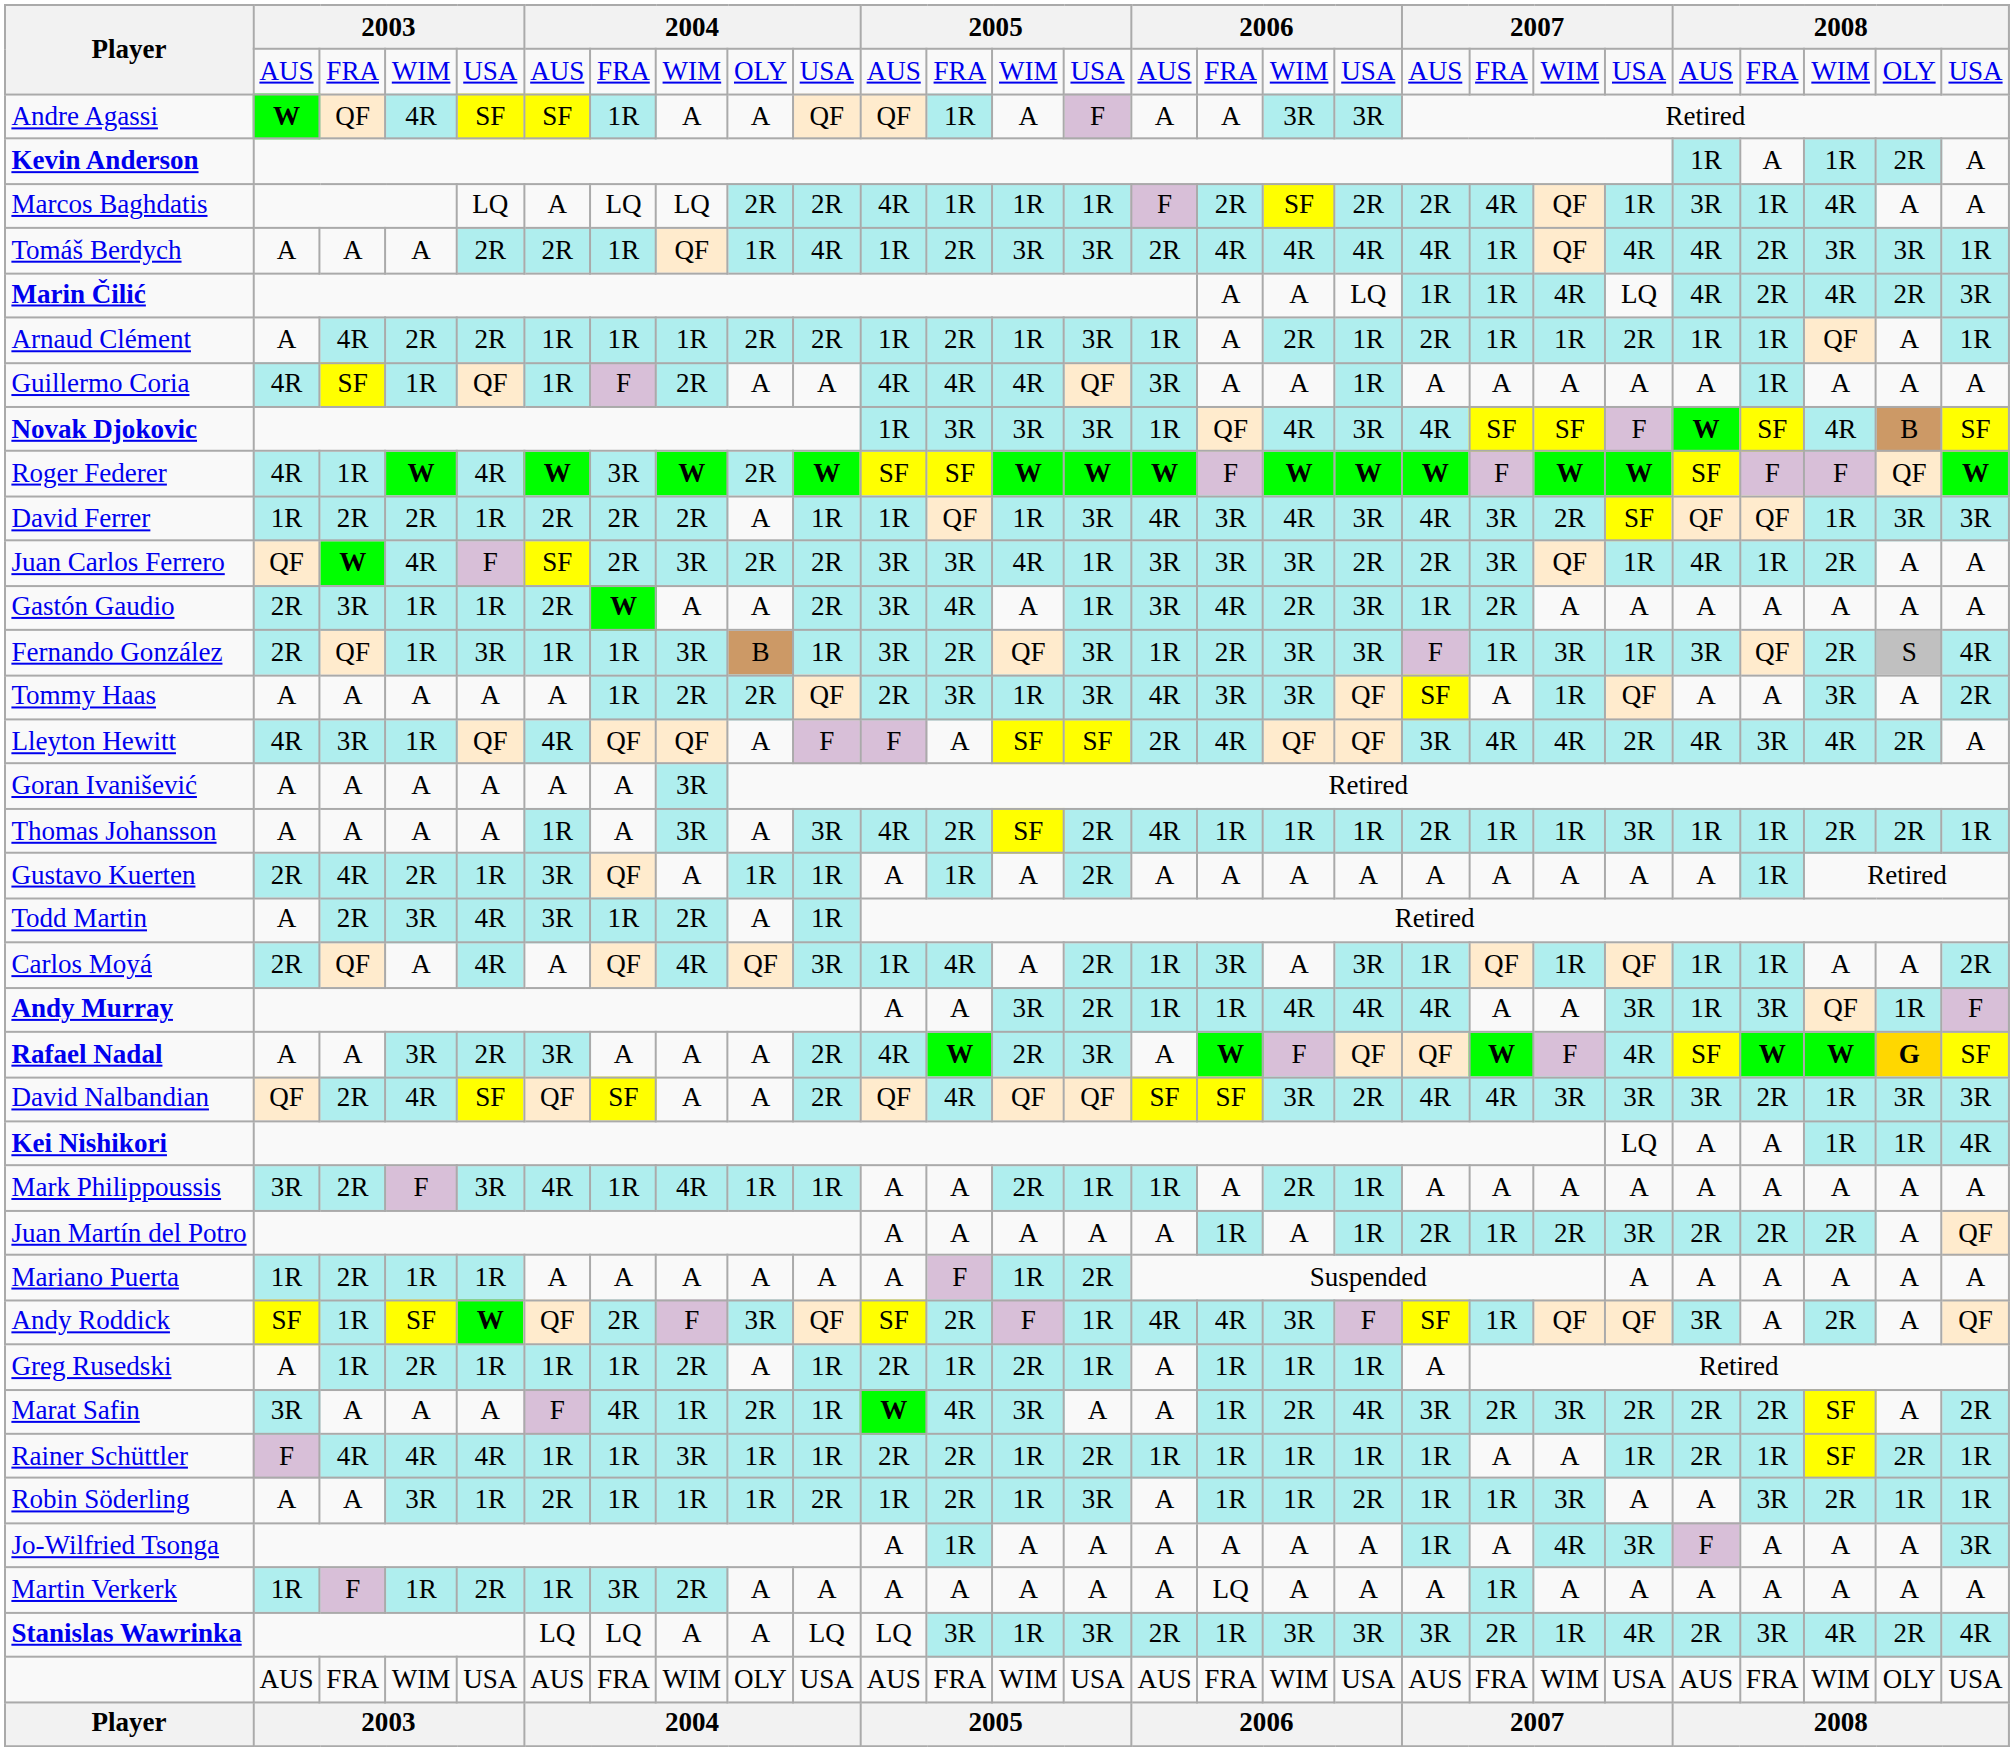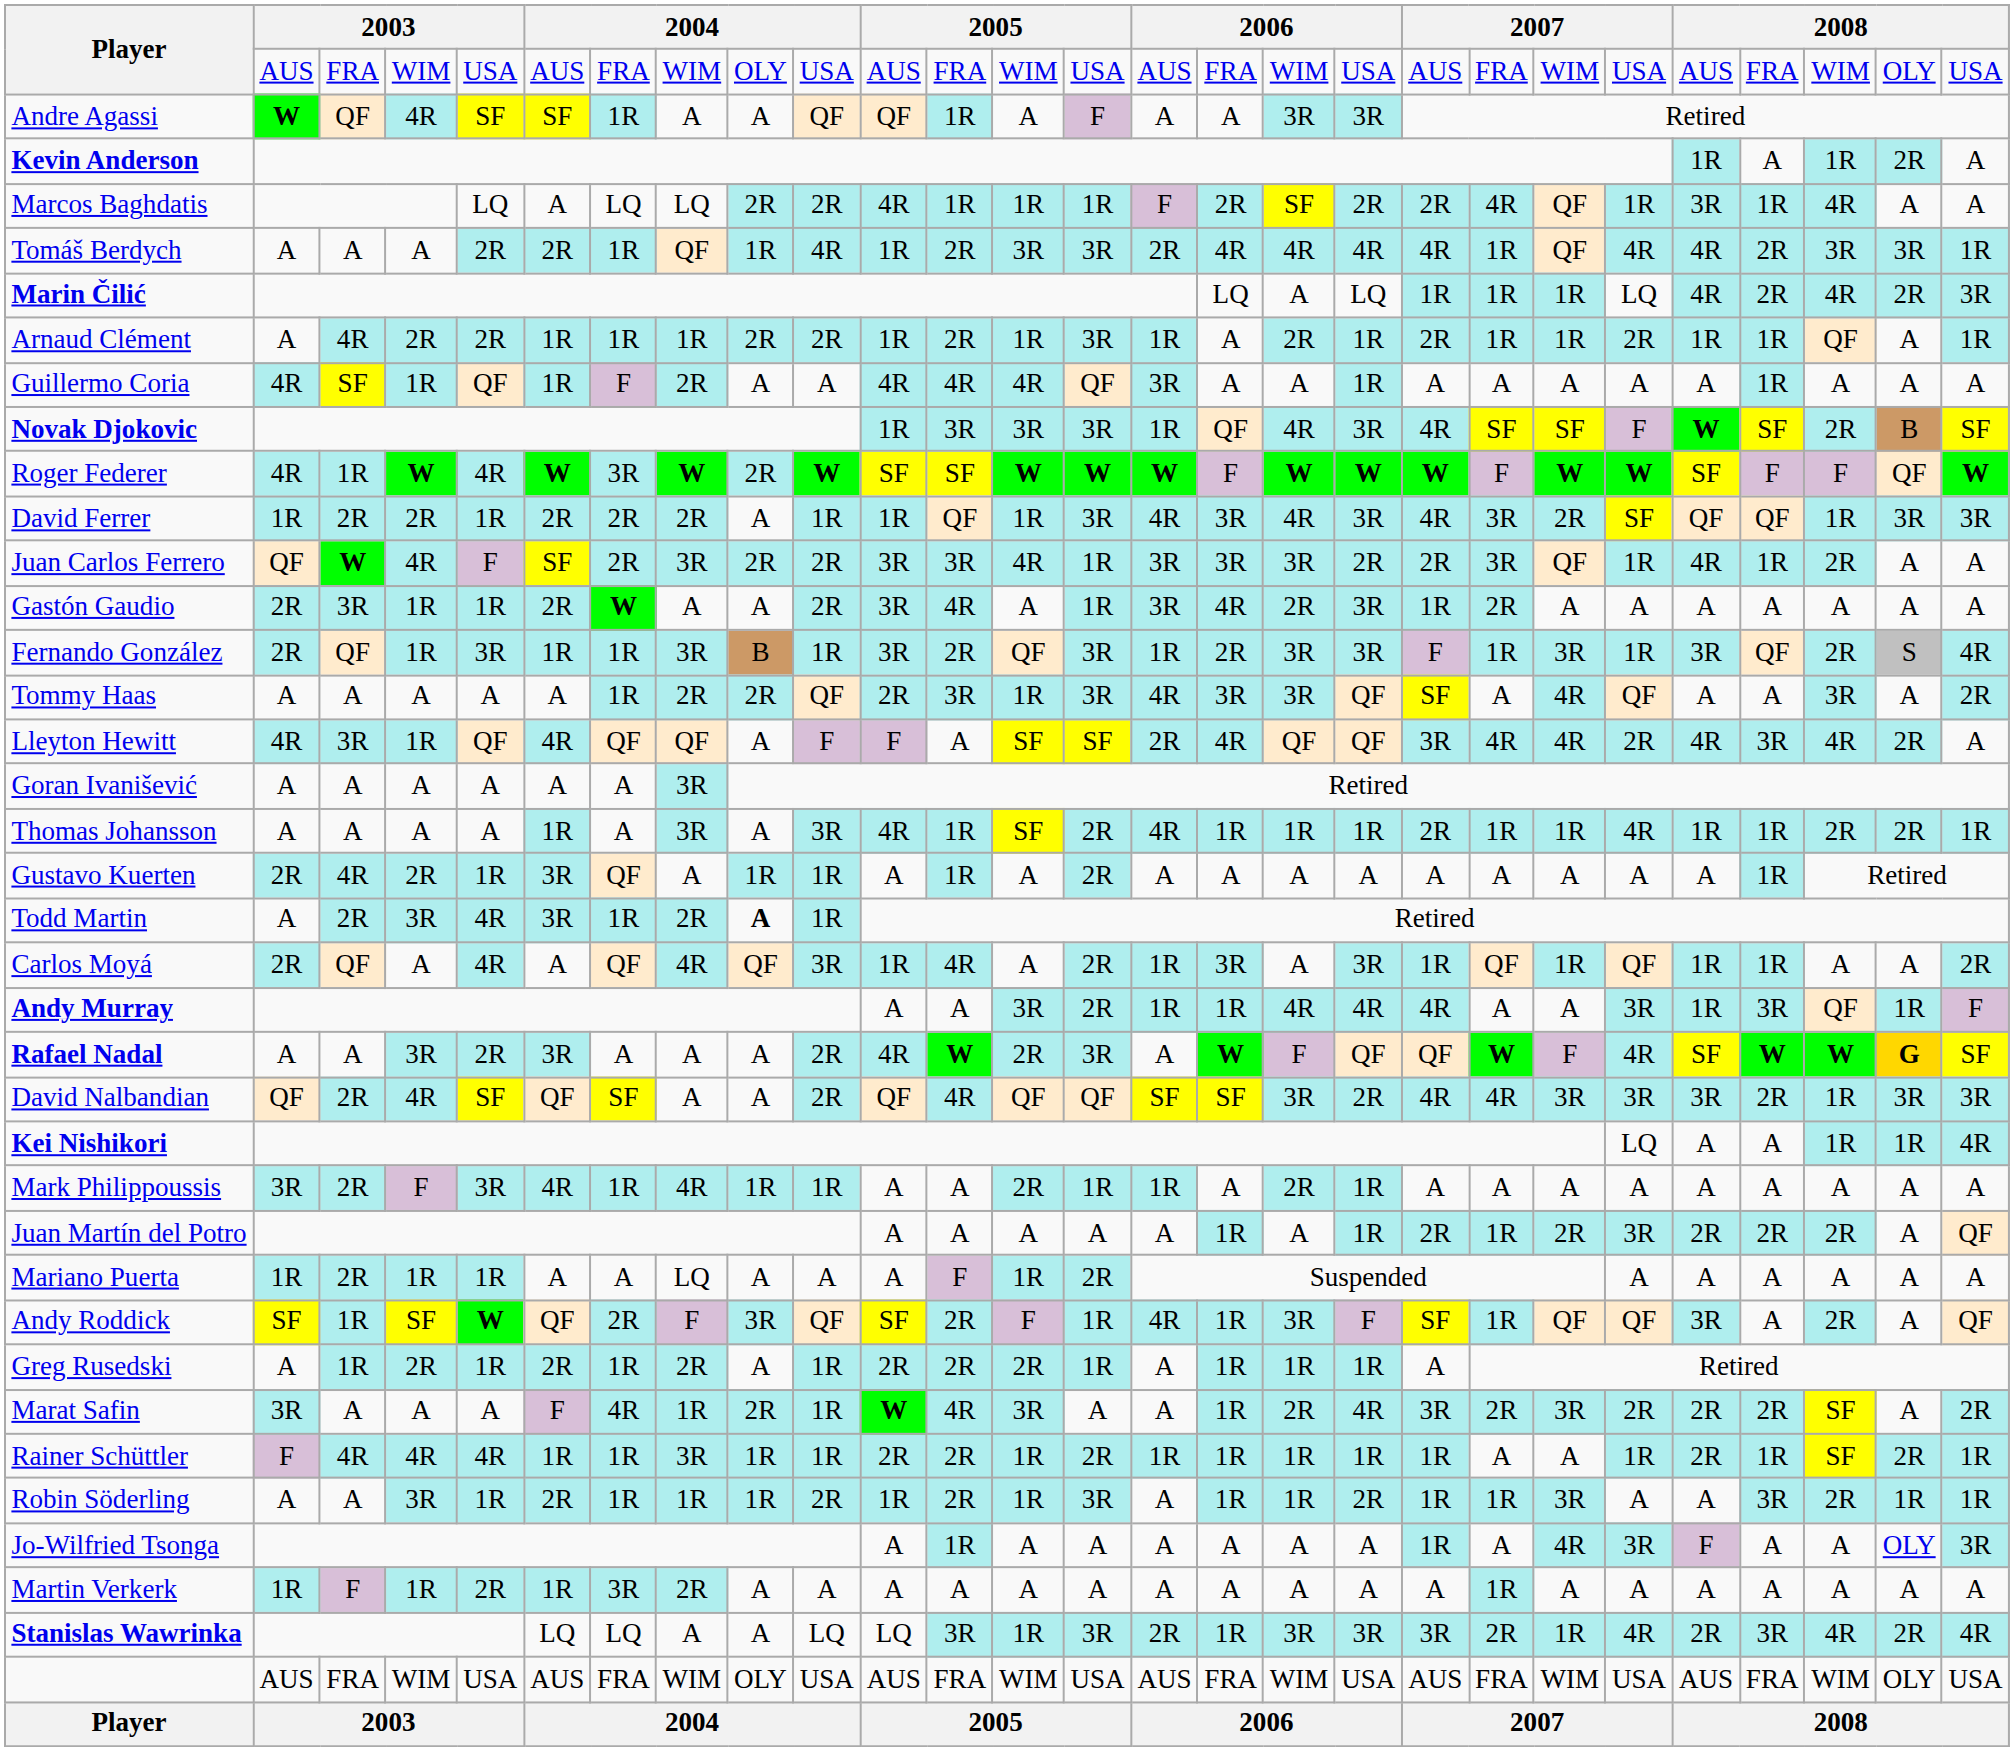(1231, 294) A -> (1231, 294) LQ
(1570, 294) 4R -> (1570, 294) 1R
(1841, 428) 4R -> (1841, 428) 2R
(1570, 696) 1R -> (1570, 696) 4R
(960, 830) 2R -> (960, 830) 1R
(1639, 830) 3R -> (1639, 830) 4R
(760, 919) normal -> (760, 919) bold
(692, 1276) A -> (692, 1276) LQ
(1231, 1321) 4R -> (1231, 1321) 1R
(557, 1365) 1R -> (557, 1365) 2R
(960, 1365) 1R -> (960, 1365) 2R
(1909, 1544) A -> (1909, 1544) OLY
(1231, 1589) LQ -> (1231, 1589) A
